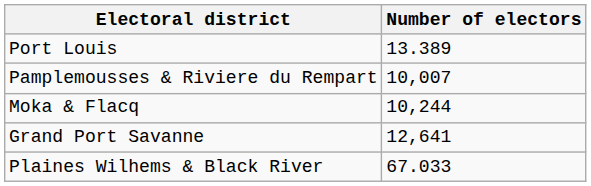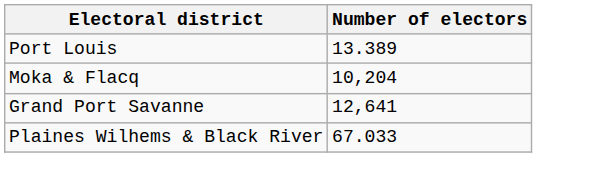- row: (193, 78)
(419, 108) 10,244 -> (365, 78) 10,204
